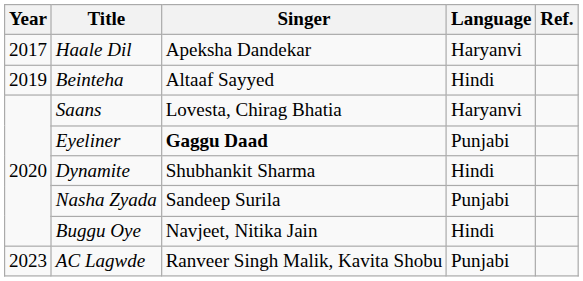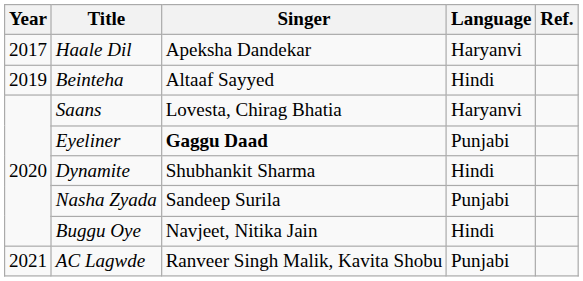(28, 261) 2023 -> (28, 261) 2021
